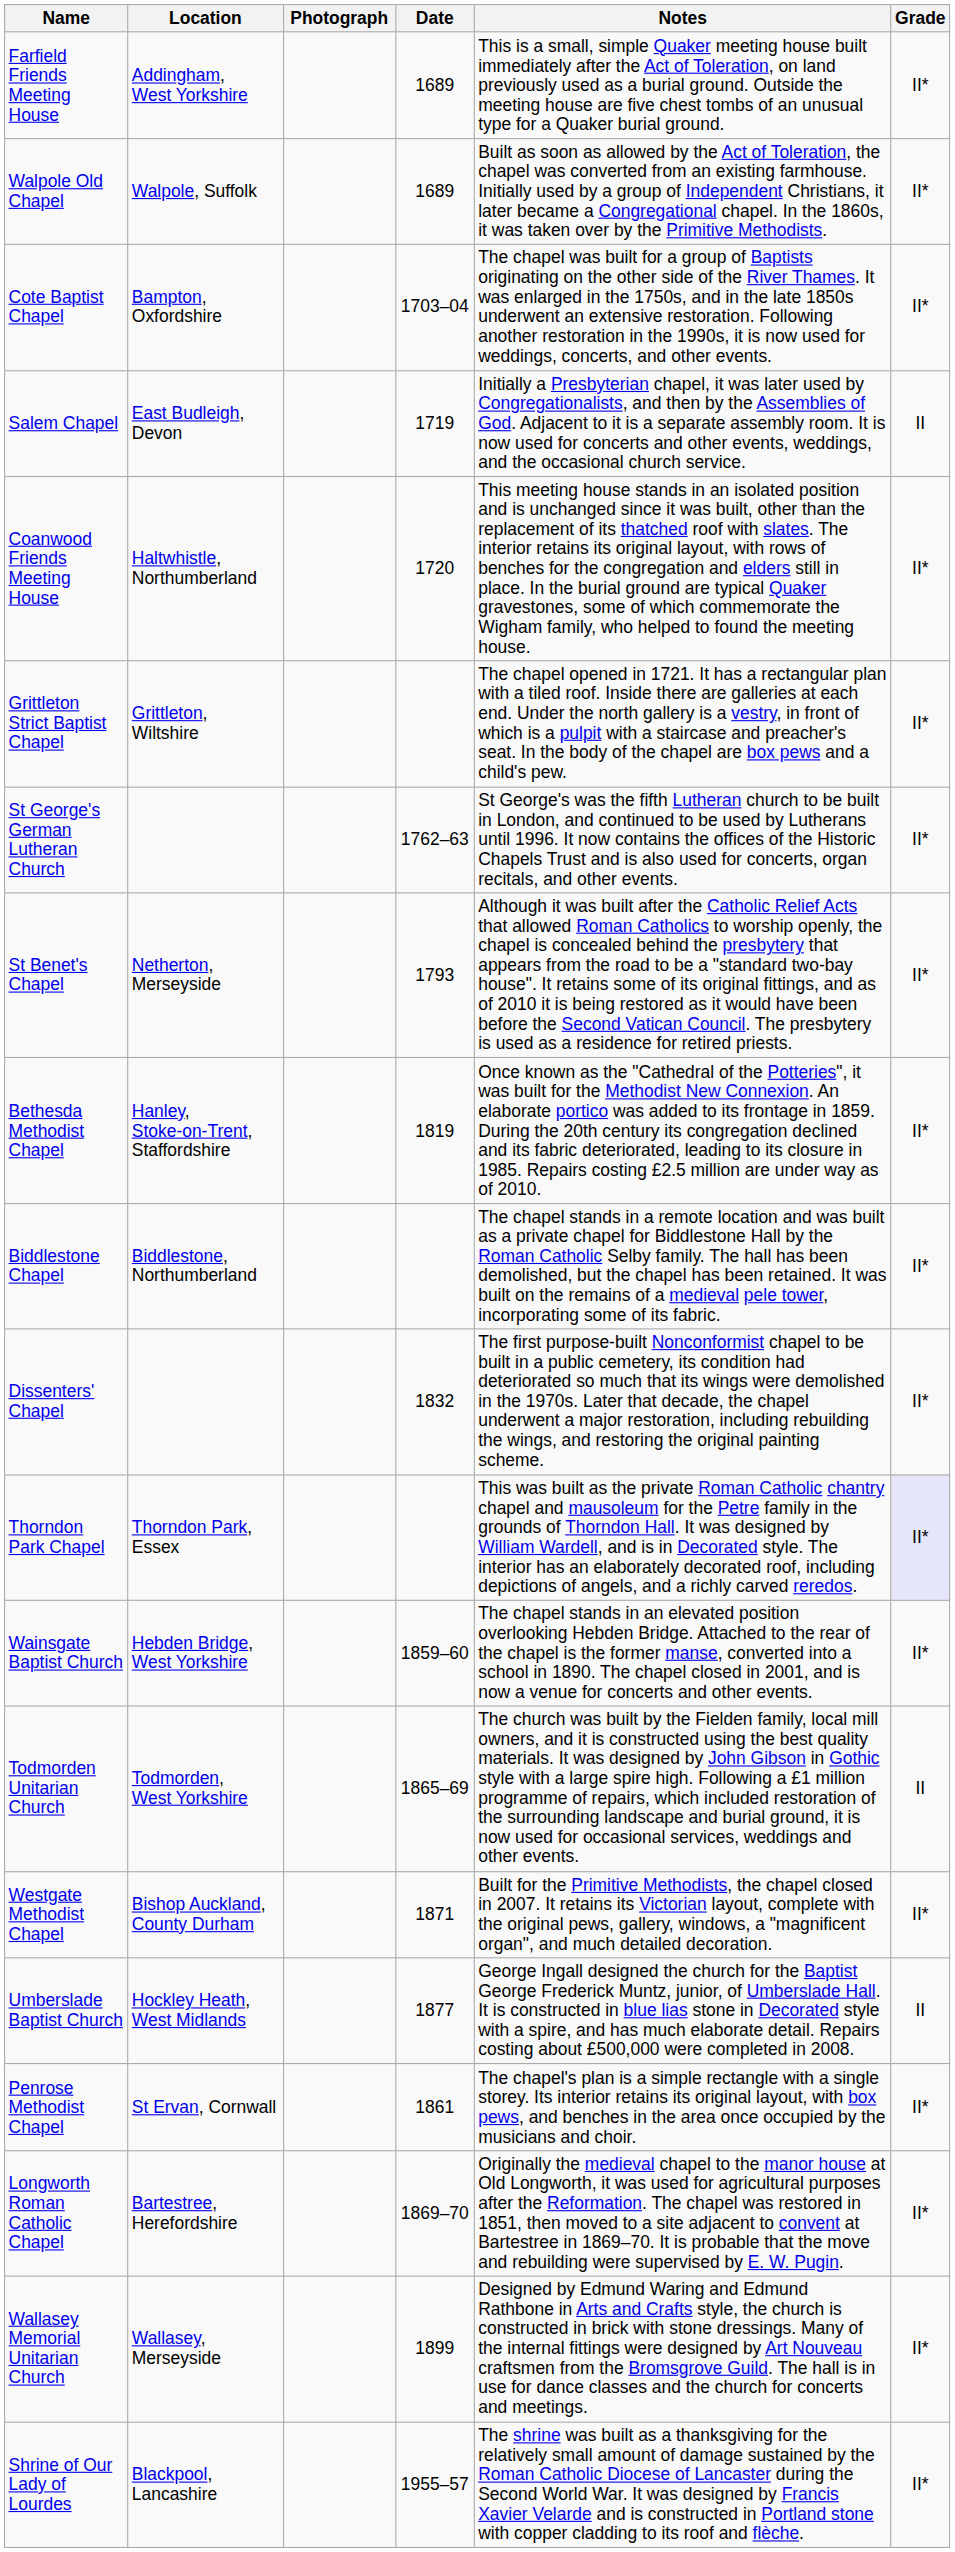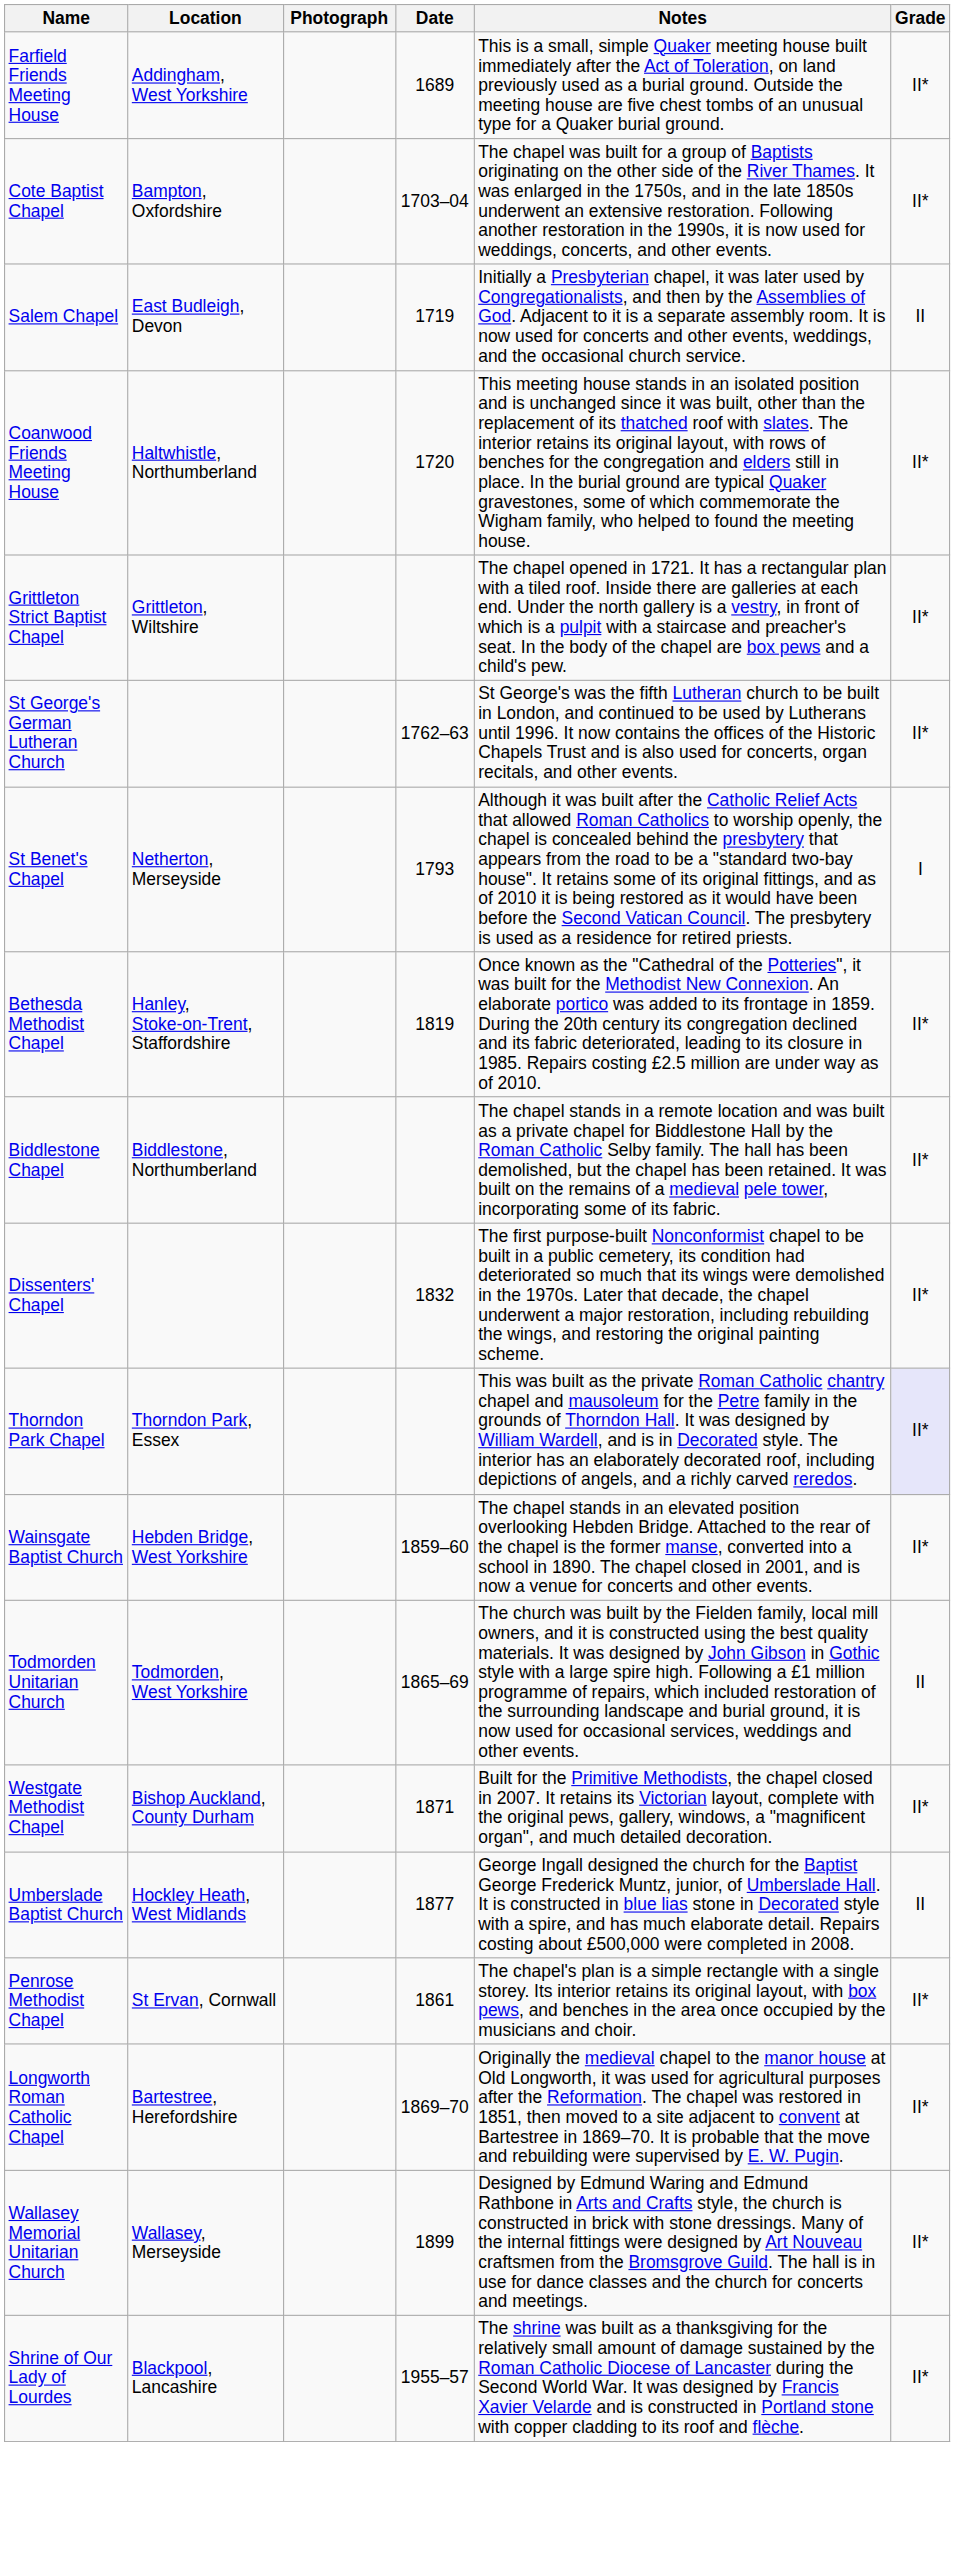- row: (56, 191)
(920, 975) II* -> (920, 869) I
